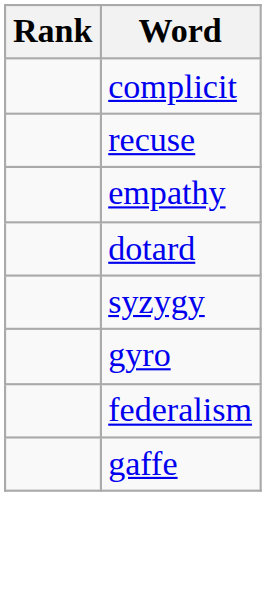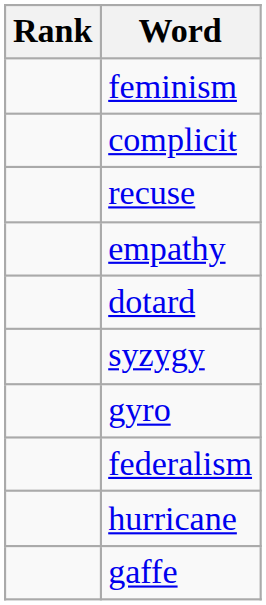+ row: (173, 85)
+ row: (173, 517)
